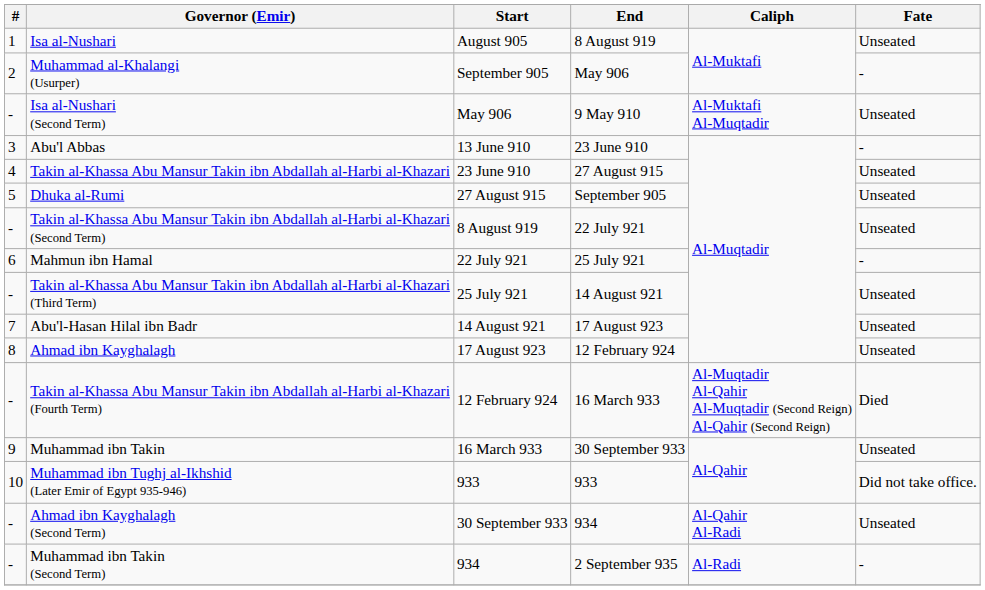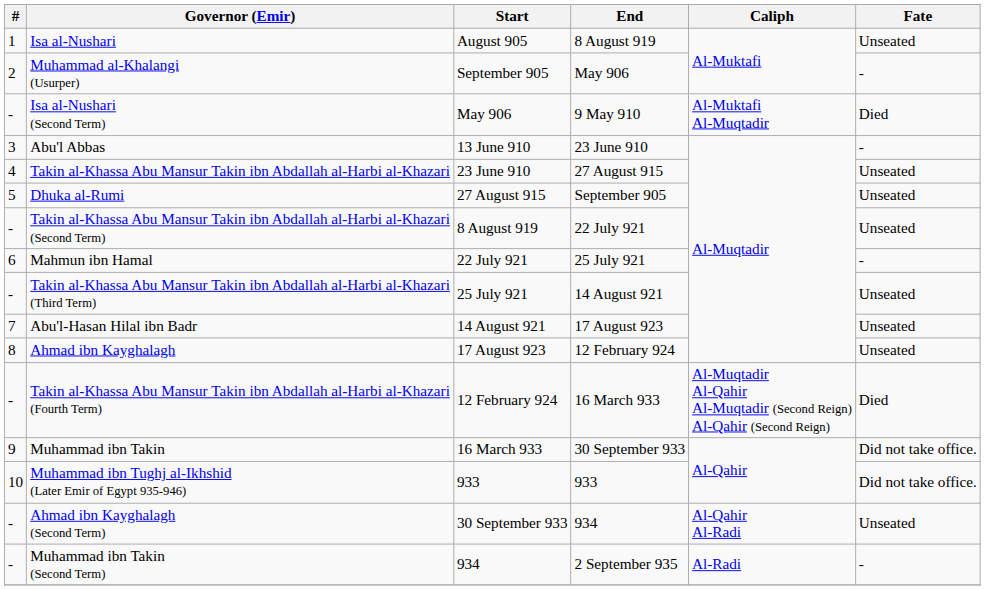(887, 114) Unseated -> (874, 114) Died
(887, 449) Unseated -> (918, 449) Did not take office.
